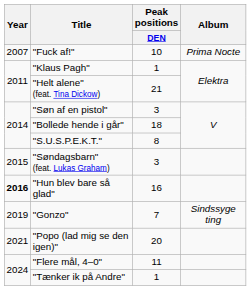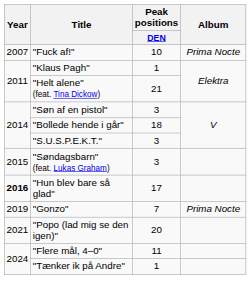(157, 140) 8 -> (157, 140) 3
(157, 188) 16 -> (157, 188) 17
(213, 214) Sindssyge ting -> (213, 209) Prima Nocte
